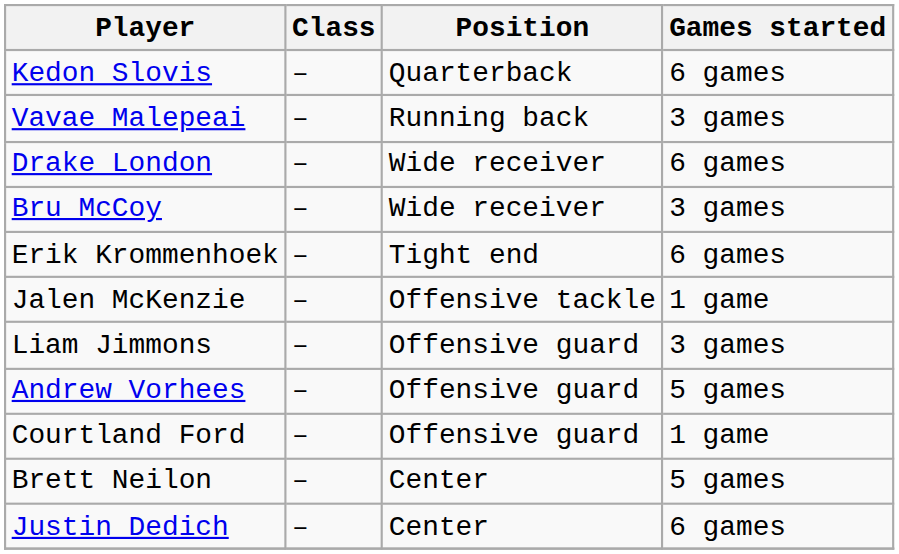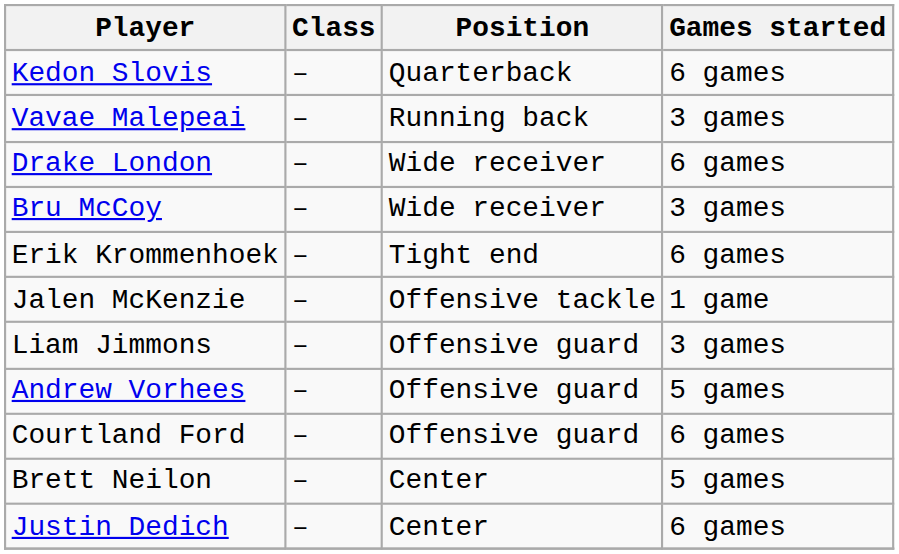(719, 436) 1 game -> (728, 436) 6 games
